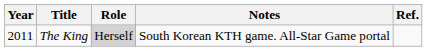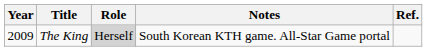(20, 35) 2011 -> (21, 35) 2009
